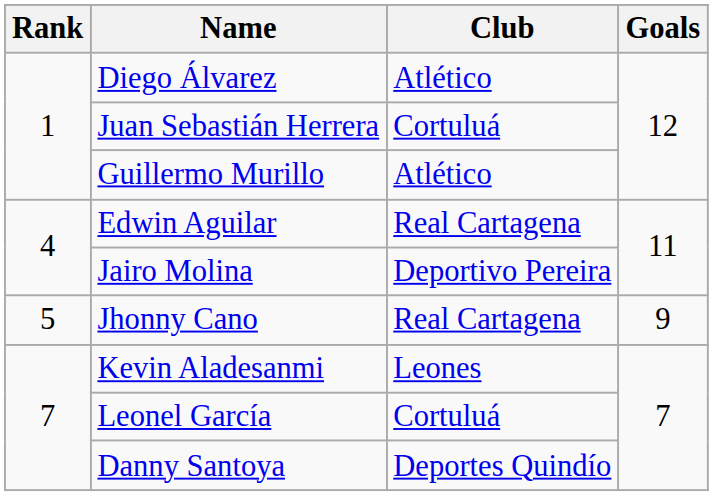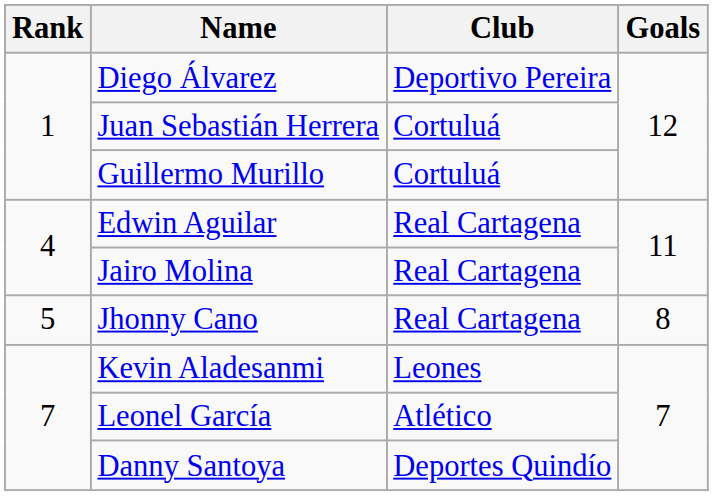(442, 77) Atlético -> (502, 77) Deportivo Pereira
(442, 174) Atlético -> (447, 174) Cortuluá
(502, 271) Deportivo Pereira -> (487, 271) Real Cartagena
(663, 319) 9 -> (663, 319) 8
(447, 416) Cortuluá -> (442, 416) Atlético
